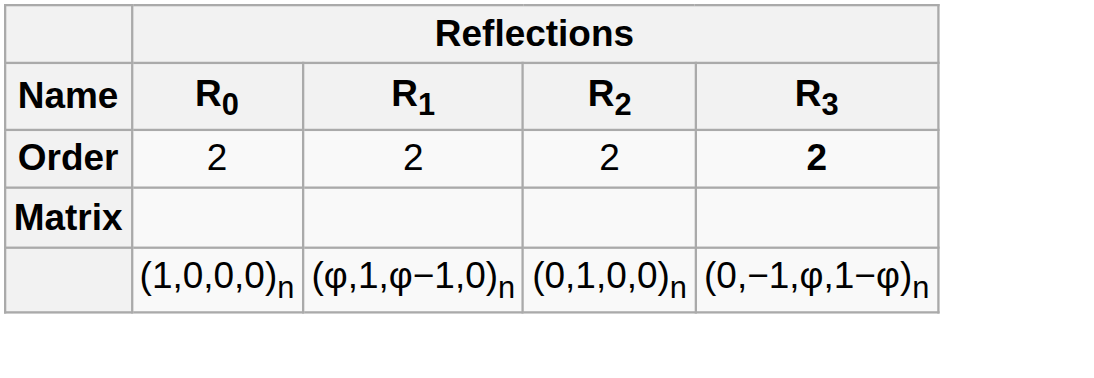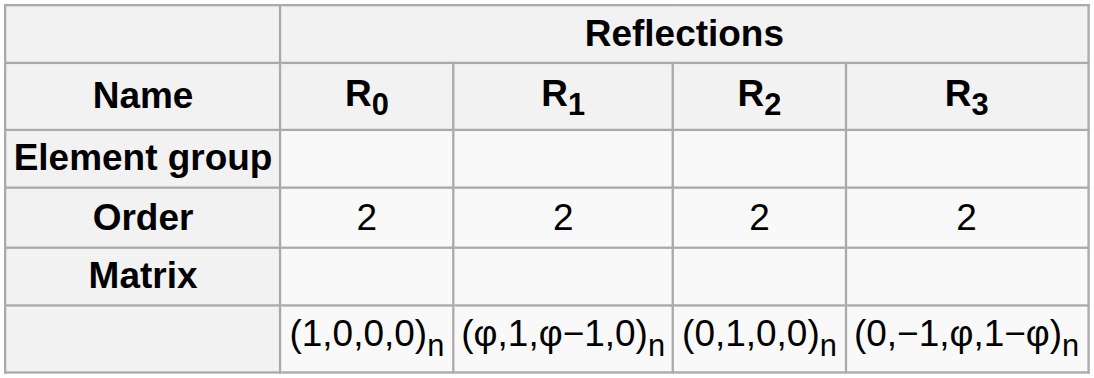+ row: (143, 158)
(817, 158) bold -> (967, 217) normal
